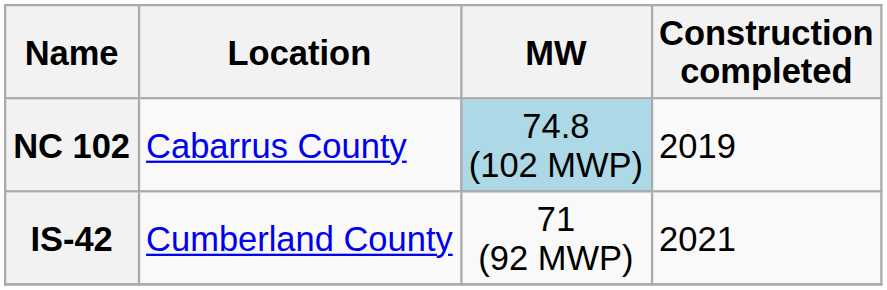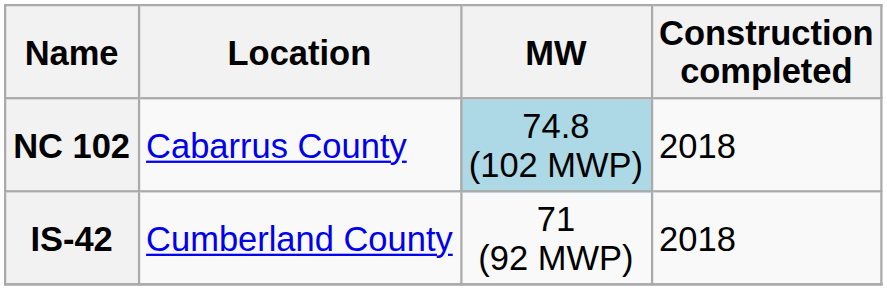(697, 145) 2019 -> (697, 145) 2018
(697, 238) 2021 -> (697, 238) 2018
